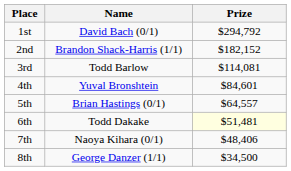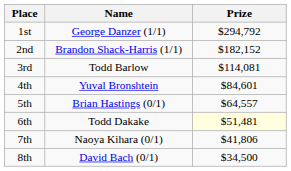(119, 31) David Bach (0/1) -> (119, 31) George Danzer (1/1)
(239, 139) $48,406 -> (239, 139) $41,806
(119, 157) George Danzer (1/1) -> (119, 157) David Bach (0/1)
